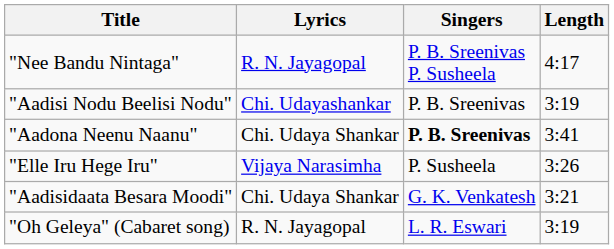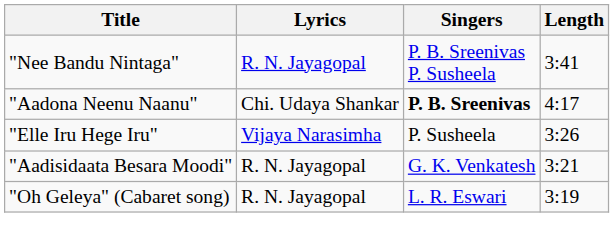(562, 61) 4:17 -> (562, 61) 3:41
- row: (120, 103)
(562, 134) 3:41 -> (562, 103) 4:17
(320, 196) Chi. Udaya Shankar -> (303, 165) R. N. Jayagopal
